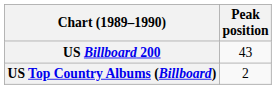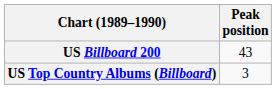(245, 73) 2 -> (245, 73) 3
